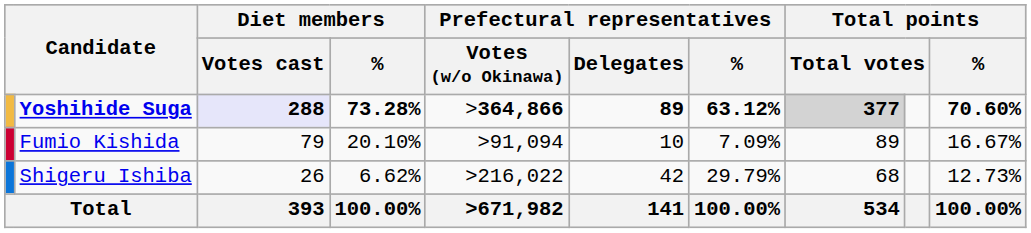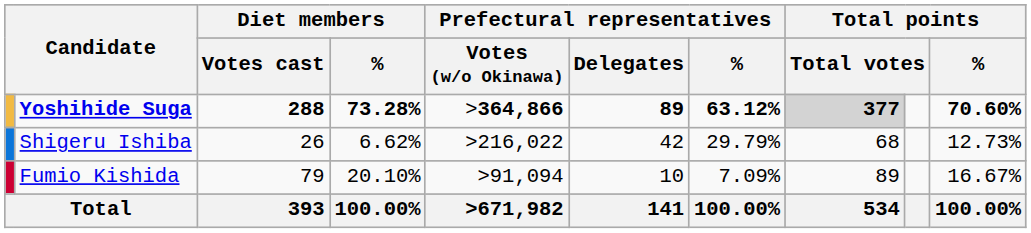(306, 111) lavender background -> (306, 111) no background
rows swapped: (100, 144) <-> (106, 177)
